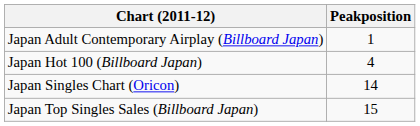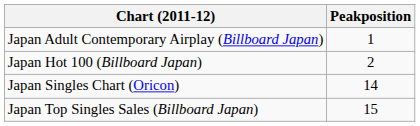(371, 62) 4 -> (371, 62) 2
